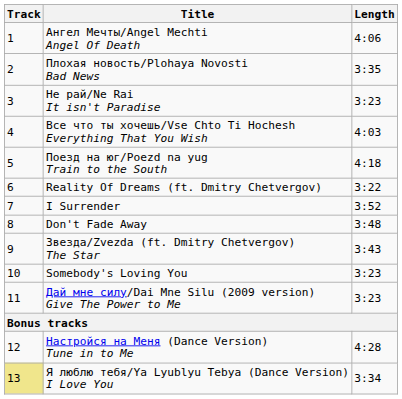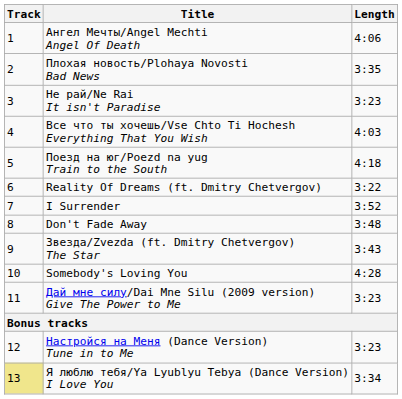(368, 273) 3:23 -> (368, 273) 4:28
(368, 347) 4:28 -> (368, 347) 3:23
